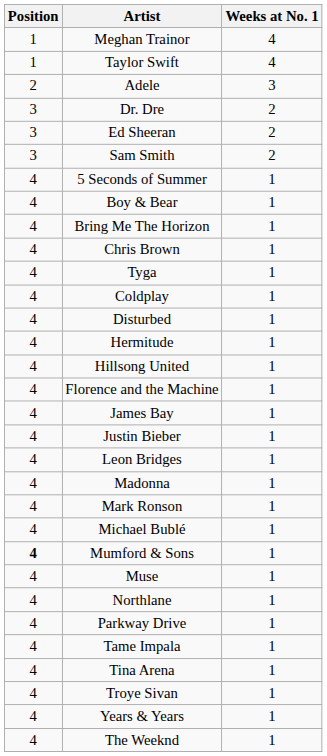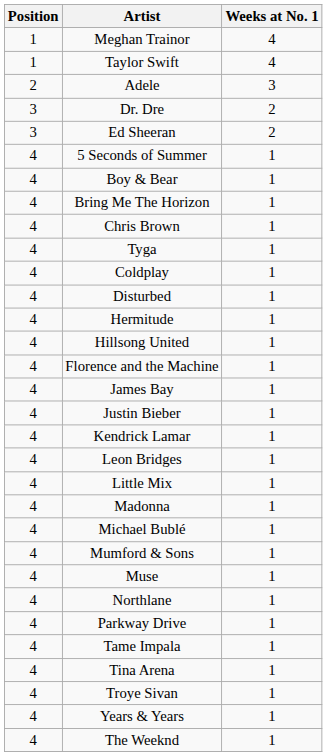- row: (142, 156)
+ row: (142, 436)
+ row: (142, 483)
- row: (142, 506)
(33, 553) bold -> (33, 553) normal
